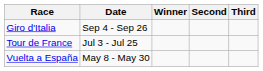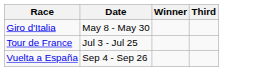- column: (209, 12)
(115, 27) Sep 4 - Sep 26 -> (116, 27) May 8 - May 30
(116, 58) May 8 - May 30 -> (115, 58) Sep 4 - Sep 26
